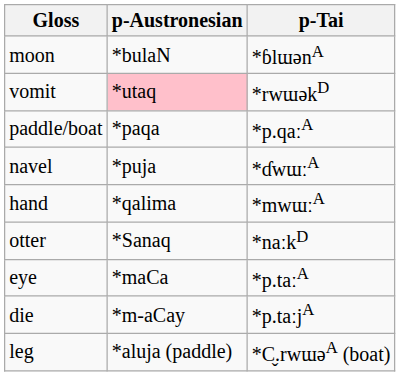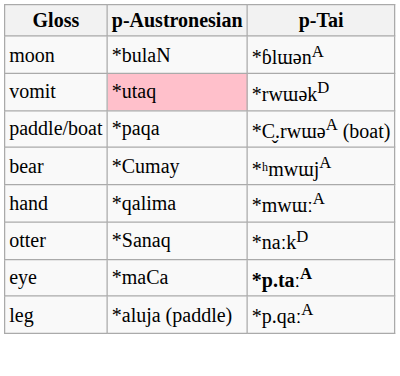(282, 129) *p.qaːA -> (321, 129) *C̬.rwɯəA (boat)
- row: (31, 166)
+ row: (26, 166)
(280, 277) normal -> (282, 277) bold
- row: (21, 314)
(321, 351) *C̬.rwɯəA (boat) -> (282, 314) *p.qaːA
